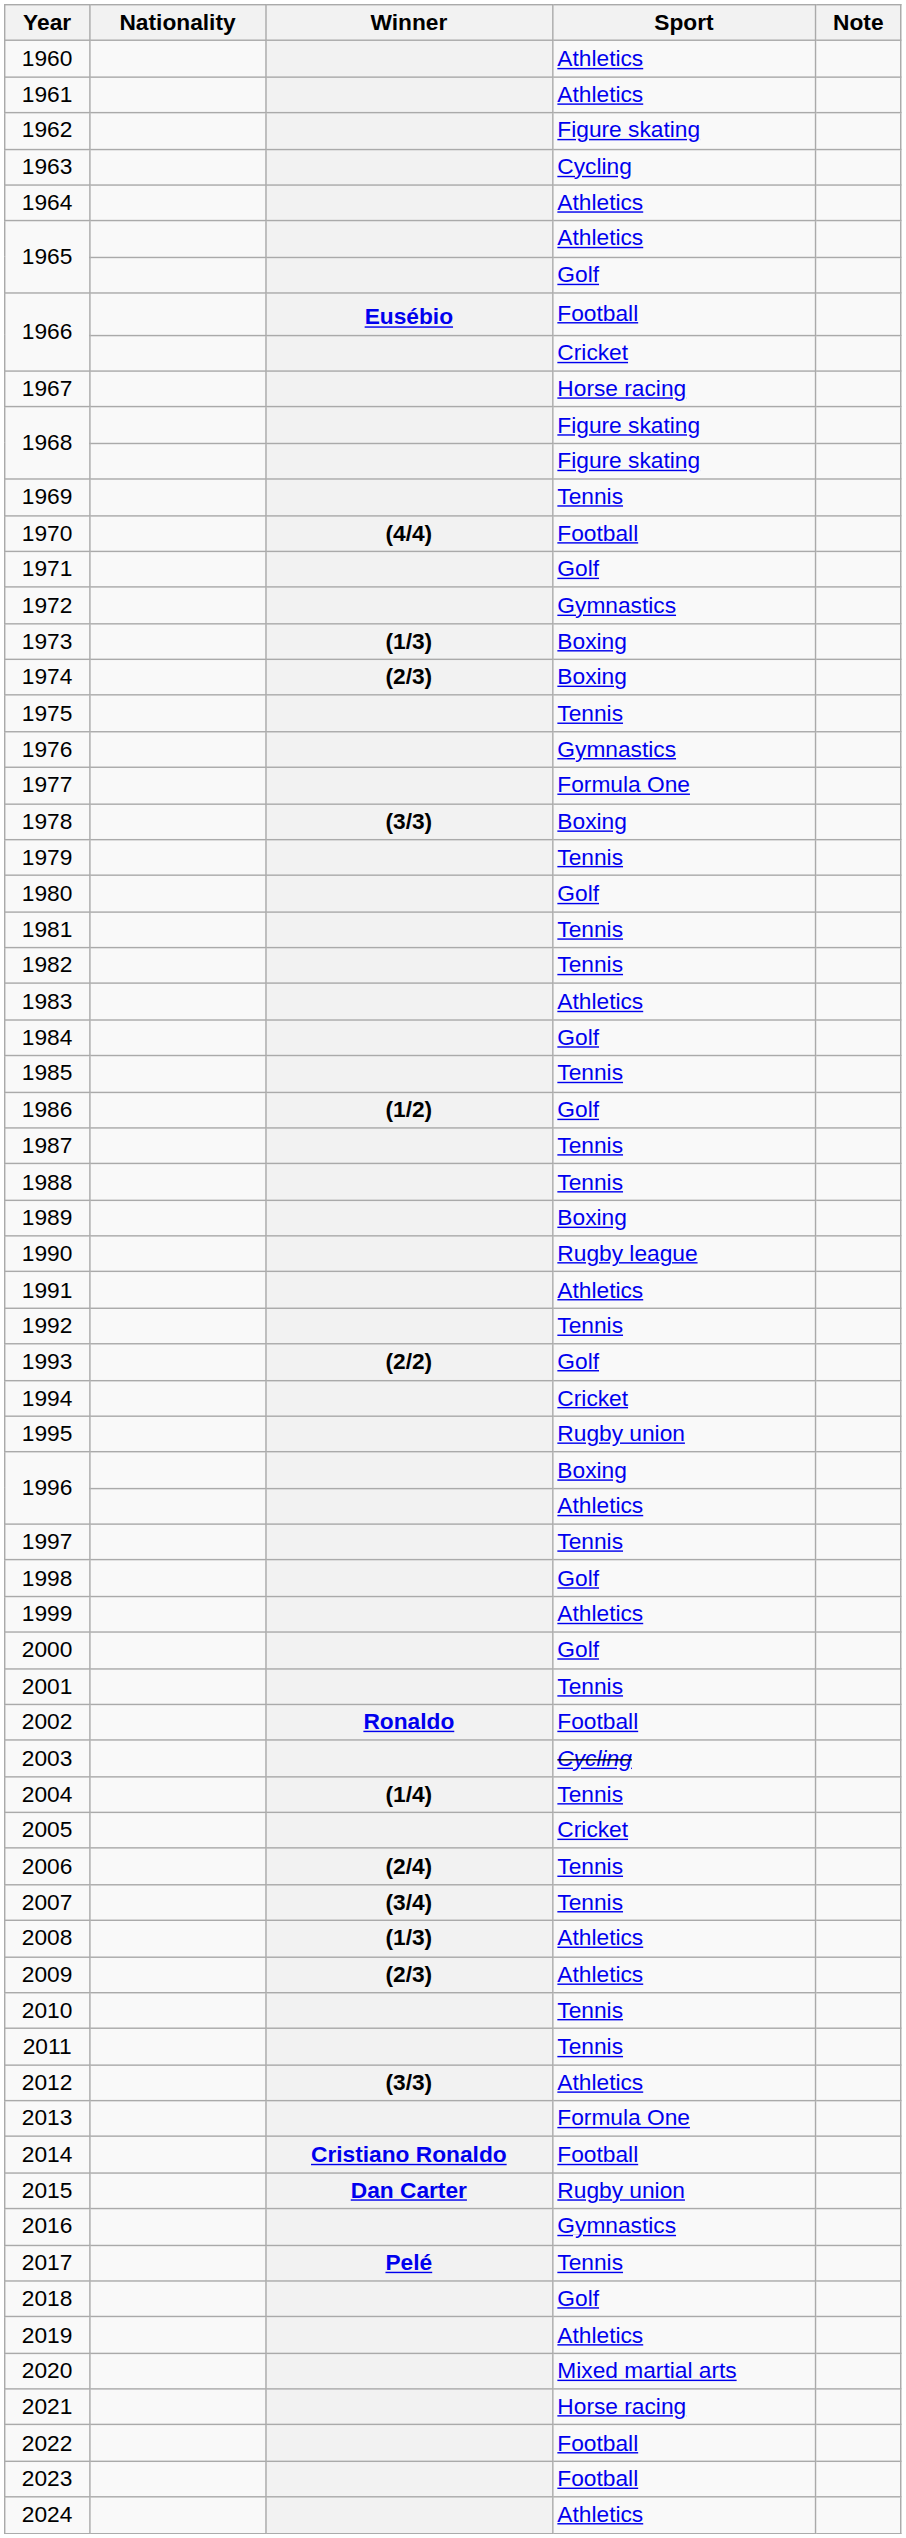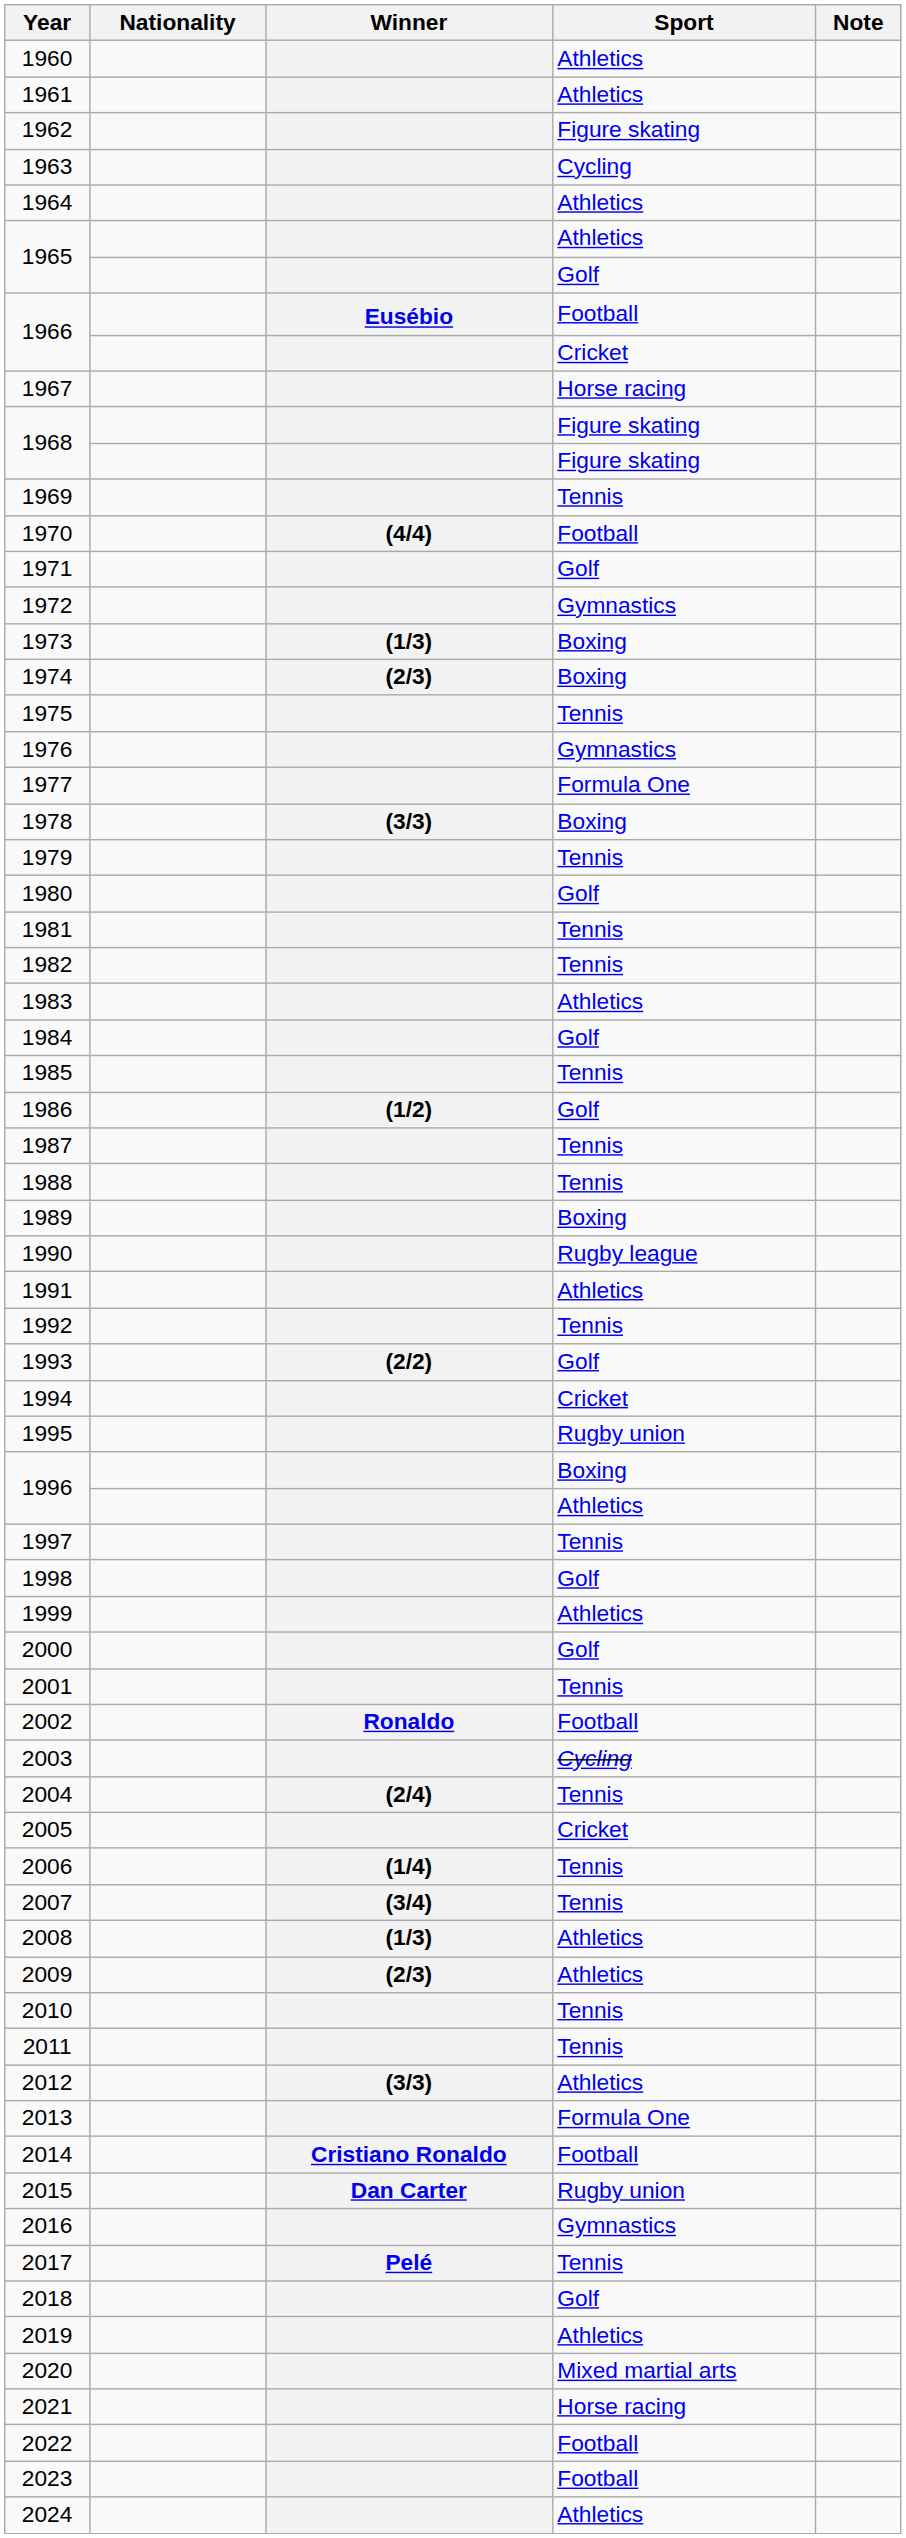(409, 1794) (1/4) -> (409, 1794) (2/4)
(409, 1866) (2/4) -> (409, 1866) (1/4)
